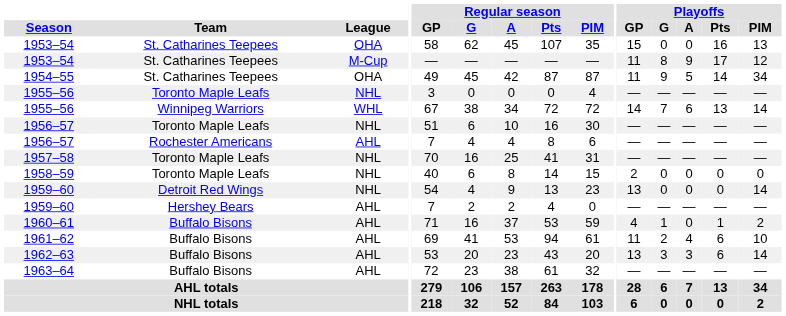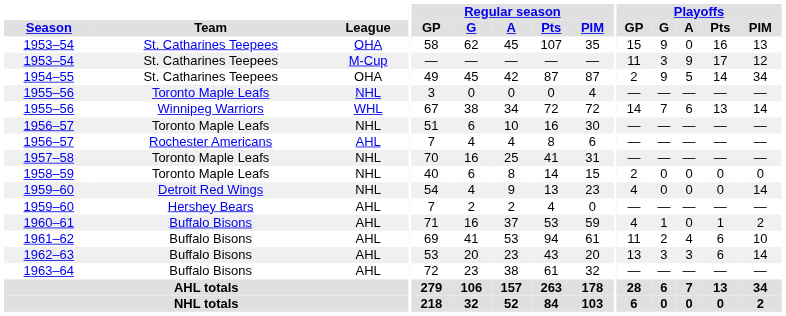(664, 44) 0 -> (664, 44) 9
(664, 60) 8 -> (664, 60) 3
(634, 76) 11 -> (634, 76) 2
(634, 190) 13 -> (634, 190) 4
